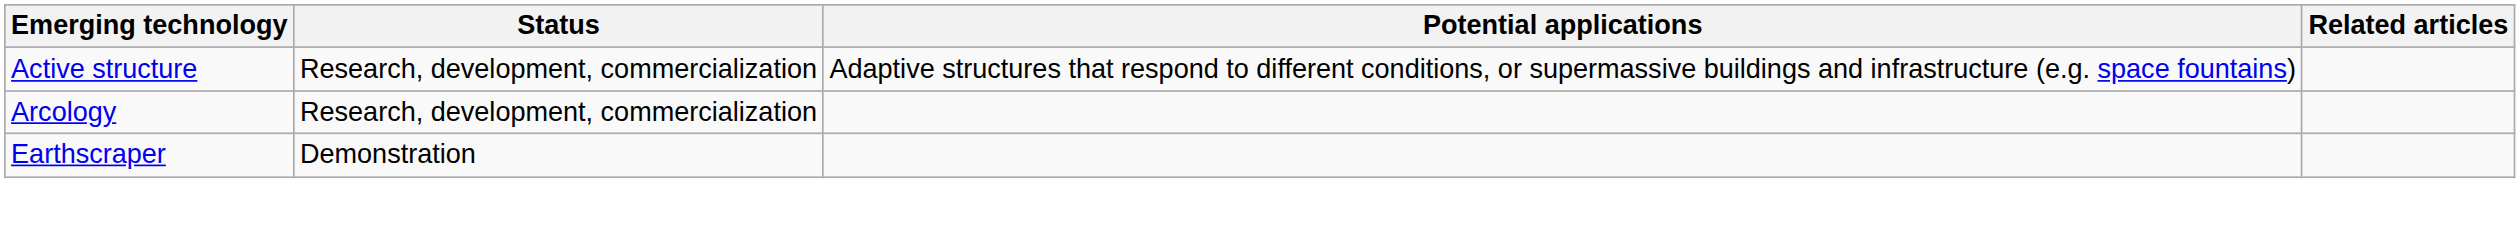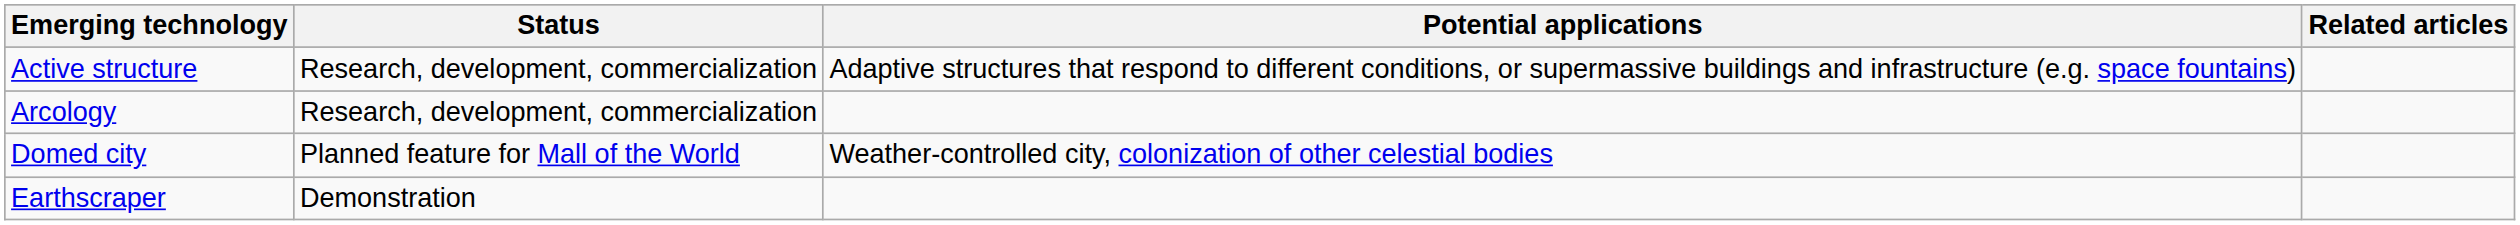+ row: (79, 154)
